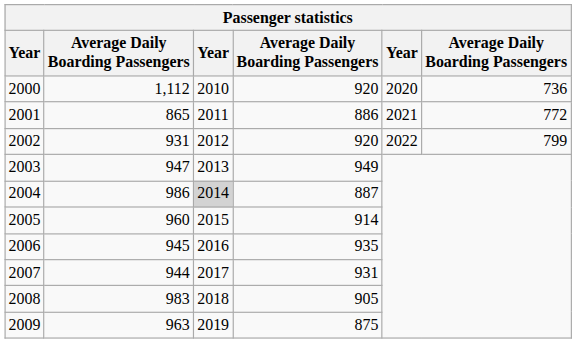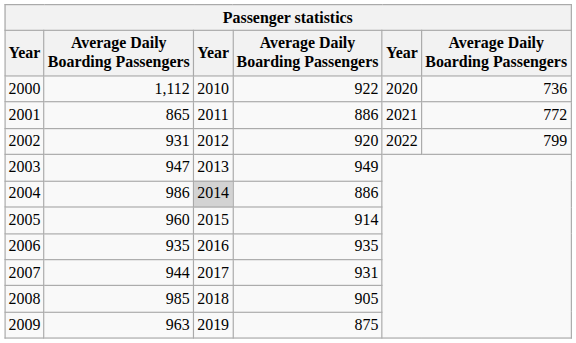(366, 88) 920 -> (366, 88) 922
(366, 193) 887 -> (366, 193) 886
(178, 245) 945 -> (178, 245) 935
(178, 298) 983 -> (178, 298) 985
